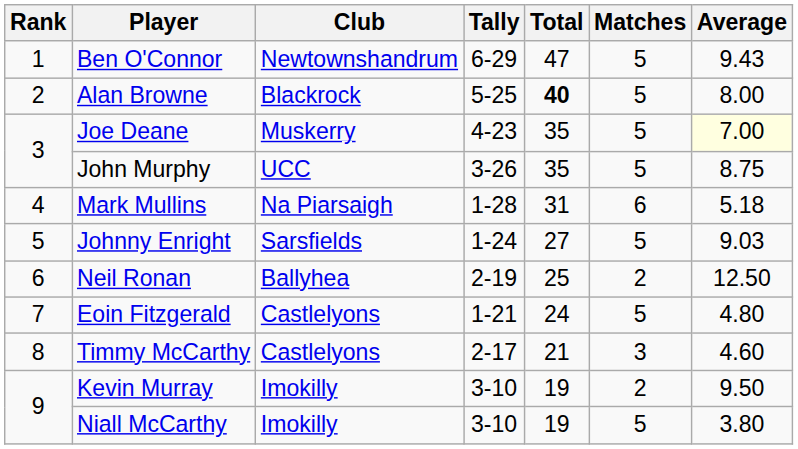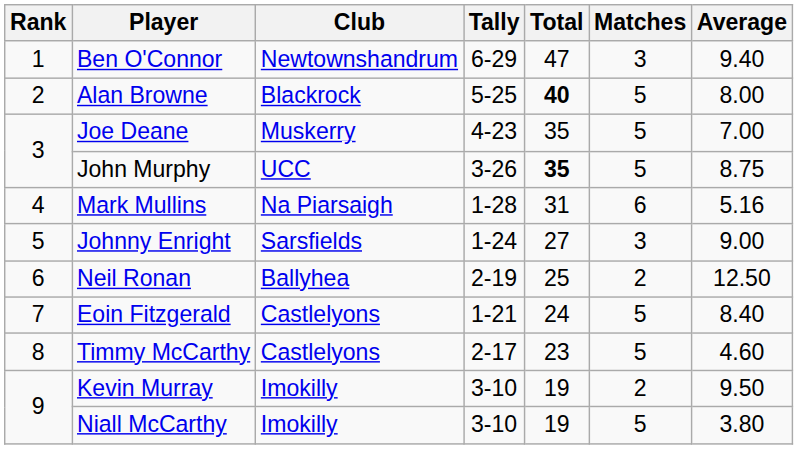(640, 59) 5 -> (640, 59) 3
(742, 59) 9.43 -> (742, 59) 9.40
(742, 132) lightyellow background -> (742, 132) no background
(557, 168) normal -> (557, 168) bold
(742, 205) 5.18 -> (742, 205) 5.16
(640, 242) 5 -> (640, 242) 3
(742, 242) 9.03 -> (742, 242) 9.00
(742, 315) 4.80 -> (742, 315) 8.40
(557, 351) 21 -> (557, 351) 23
(640, 351) 3 -> (640, 351) 5
